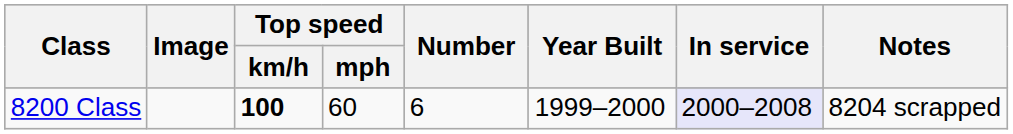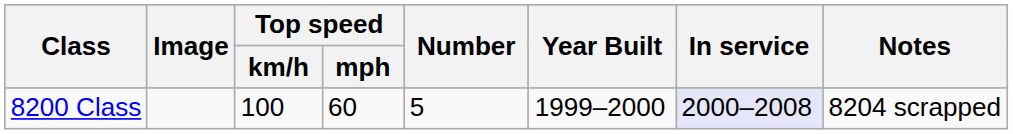(262, 107) bold -> (262, 107) normal
(417, 107) 6 -> (417, 107) 5
